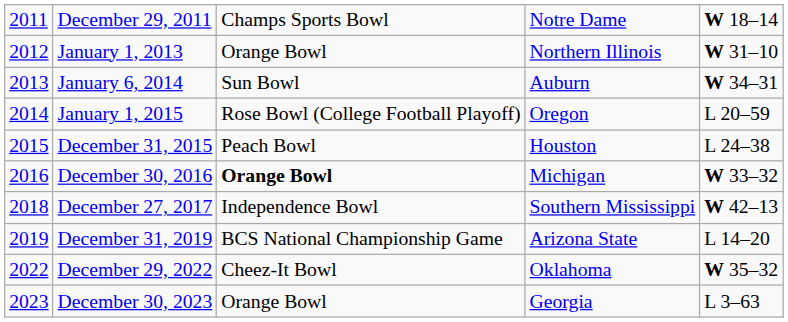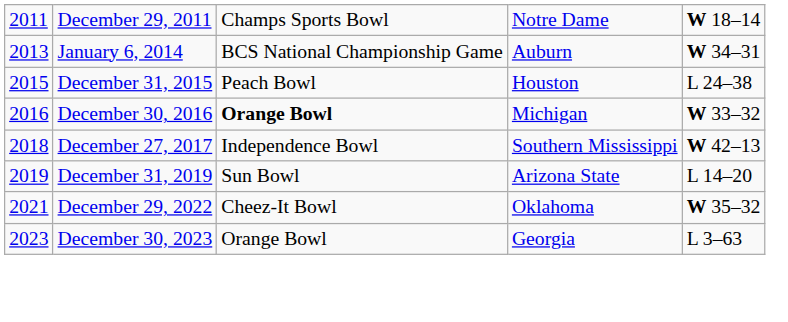- row: (120, 51)
(260, 82) Sun Bowl -> (362, 51) BCS National Championship Game
- row: (120, 113)
(362, 238) BCS National Championship Game -> (260, 176) Sun Bowl
(29, 269) 2022 -> (29, 207) 2021
